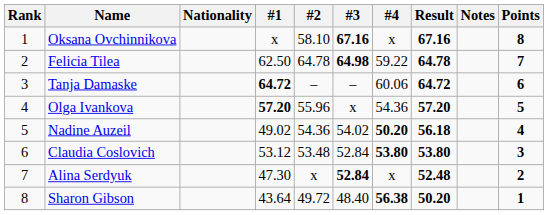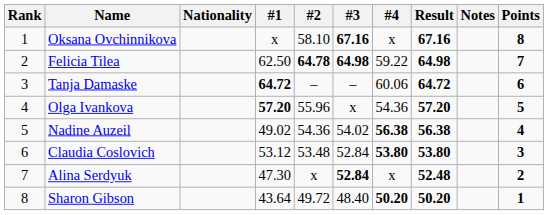(314, 61) normal -> (314, 61) bold
(434, 61) 64.78 -> (434, 61) 64.98
(392, 130) 50.20 -> (392, 130) 56.38
(434, 130) 56.18 -> (434, 130) 56.38
(392, 198) 56.38 -> (392, 198) 50.20
